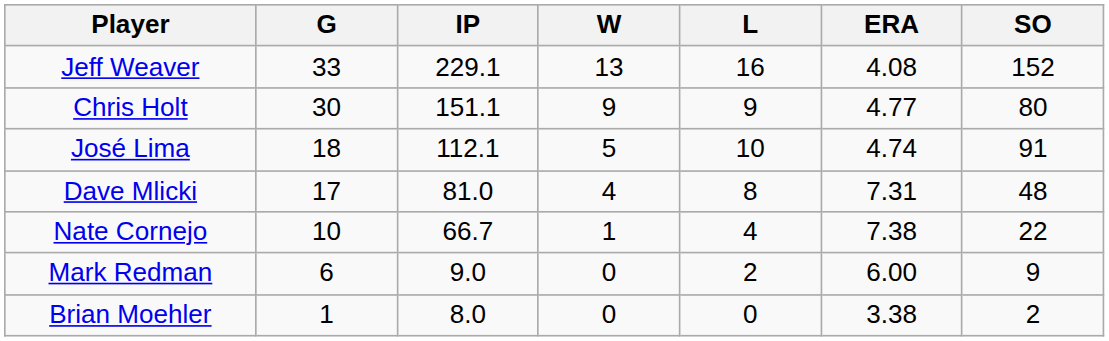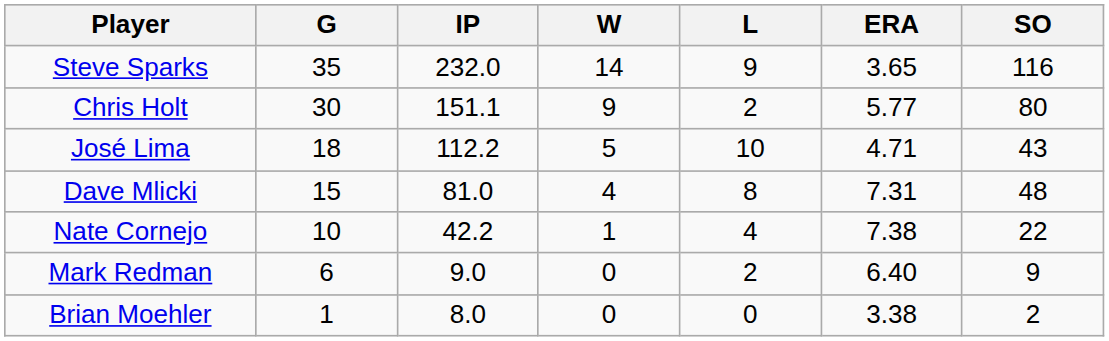+ row: (130, 66)
- row: (130, 66)
(750, 107) 9 -> (750, 107) 2
(892, 107) 4.77 -> (892, 107) 5.77
(468, 149) 112.1 -> (468, 149) 112.2
(892, 149) 4.74 -> (892, 149) 4.71
(1033, 149) 91 -> (1033, 149) 43
(327, 190) 17 -> (327, 190) 15
(468, 231) 66.7 -> (468, 231) 42.2
(892, 273) 6.00 -> (892, 273) 6.40
